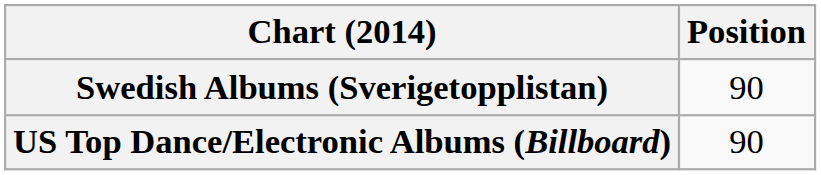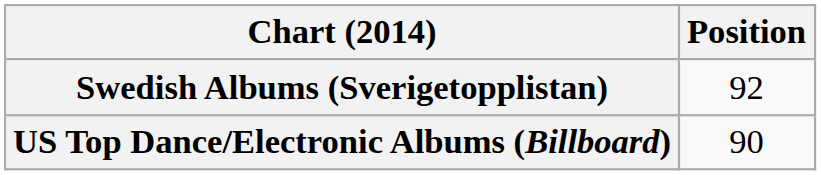(747, 86) 90 -> (747, 86) 92
